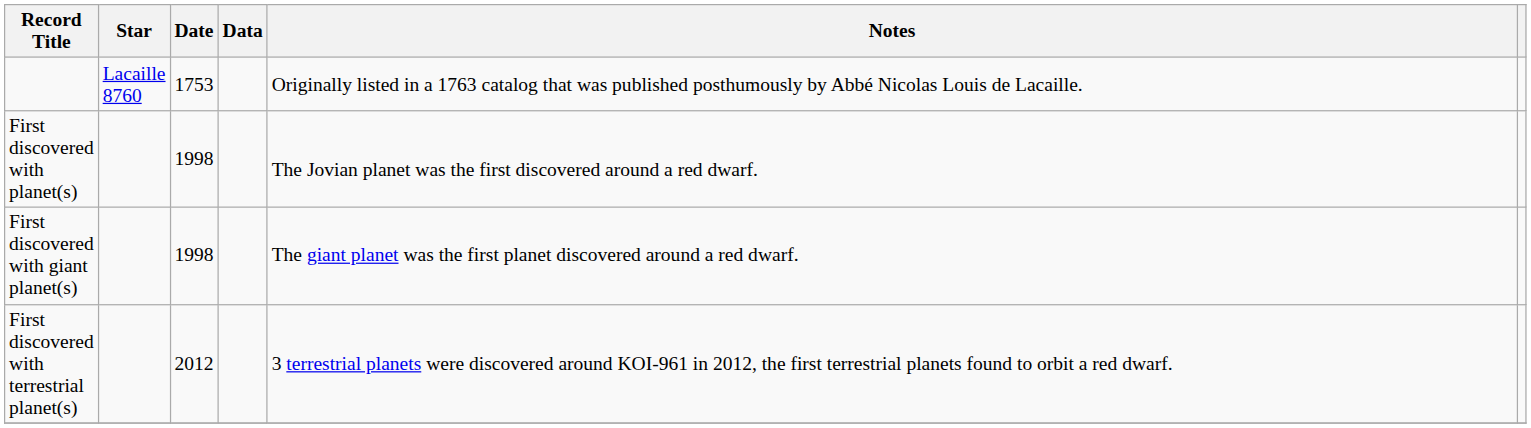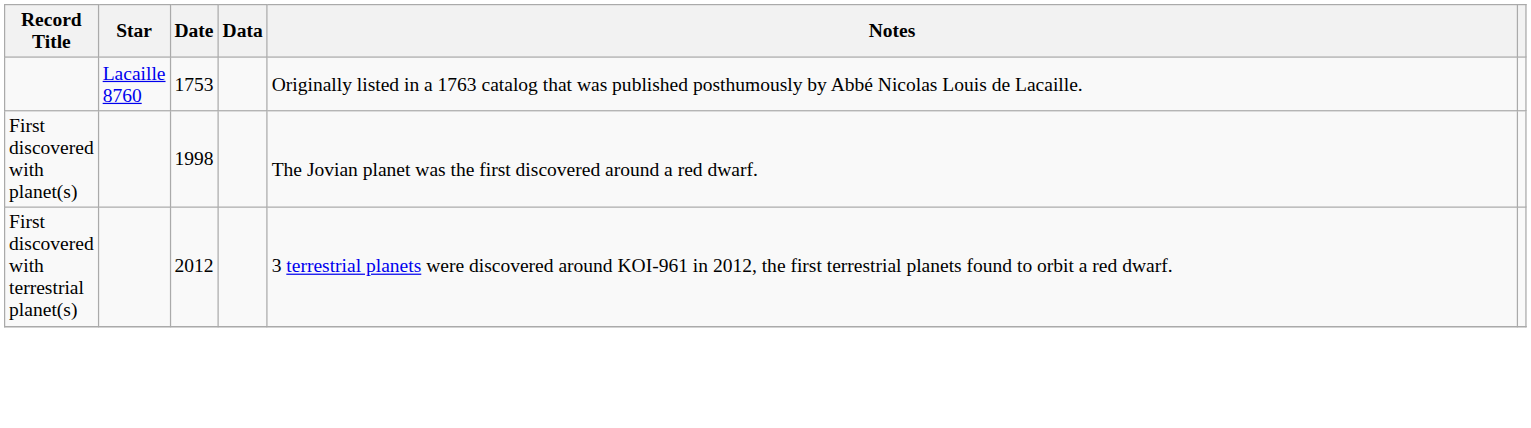- row: (51, 255)
